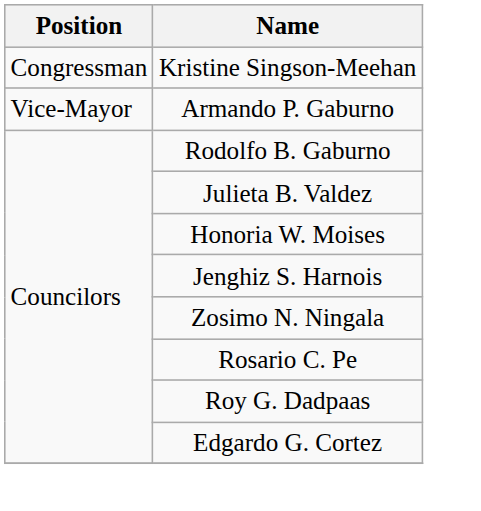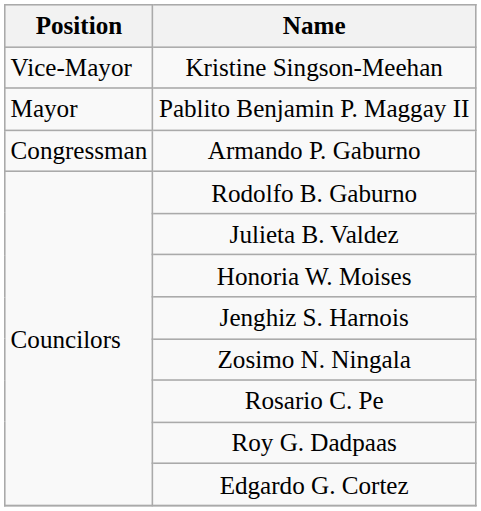(79, 67) Congressman -> (71, 67) Vice-Mayor
+ row: (314, 109)
(71, 109) Vice-Mayor -> (79, 151) Congressman
